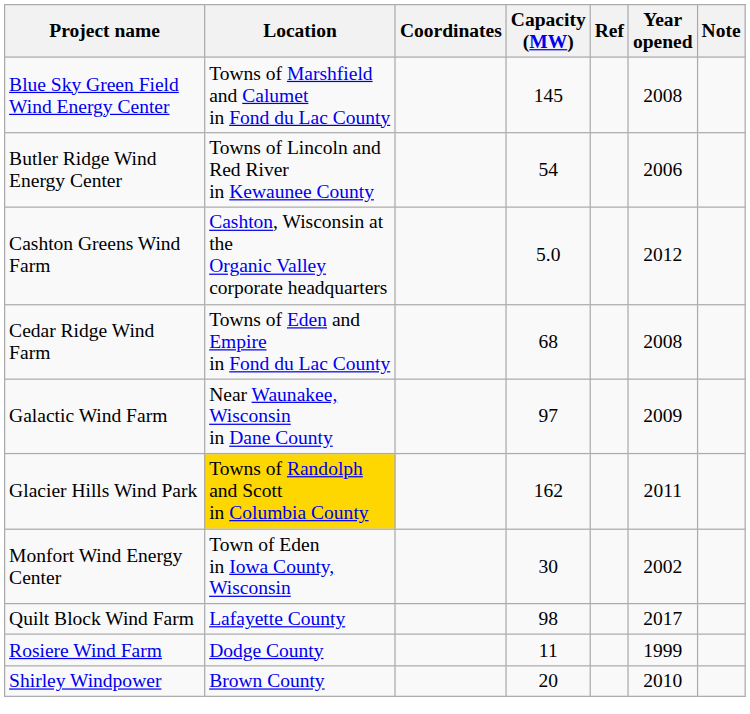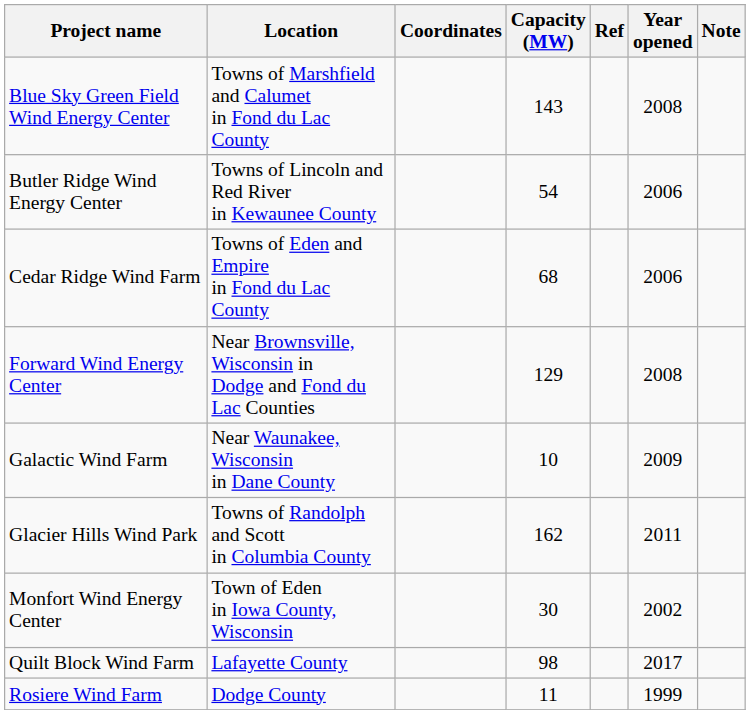(548, 94) 145 -> (548, 105) 143
- row: (95, 255)
(663, 341) 2008 -> (663, 277) 2006
+ row: (96, 374)
(548, 416) 97 -> (548, 460) 10
(289, 491) gold background -> (291, 535) no background
- row: (85, 680)
